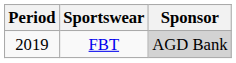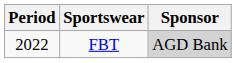(32, 44) 2019 -> (32, 44) 2022
